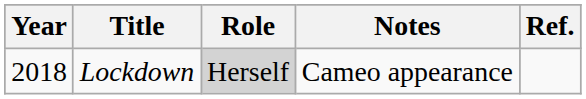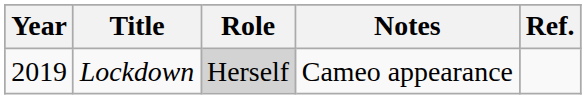(39, 70) 2018 -> (39, 70) 2019
